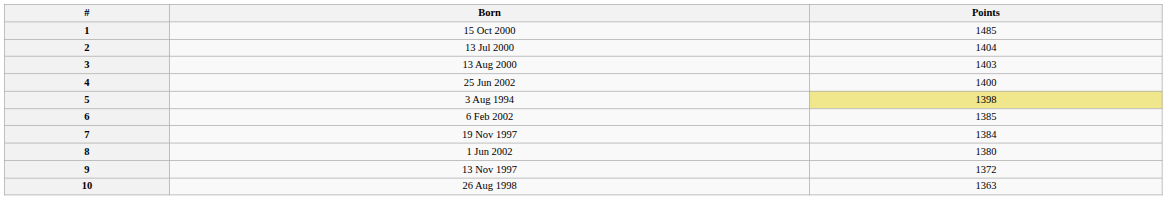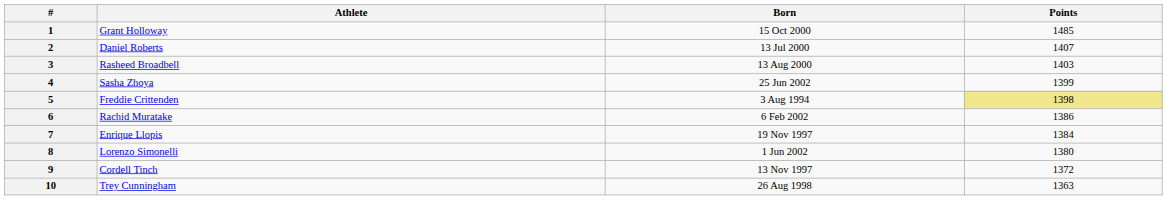+ column: (351, 13)
(986, 48) 1404 -> (1063, 48) 1407
(986, 82) 1400 -> (1063, 82) 1399
(986, 117) 1385 -> (1063, 117) 1386
